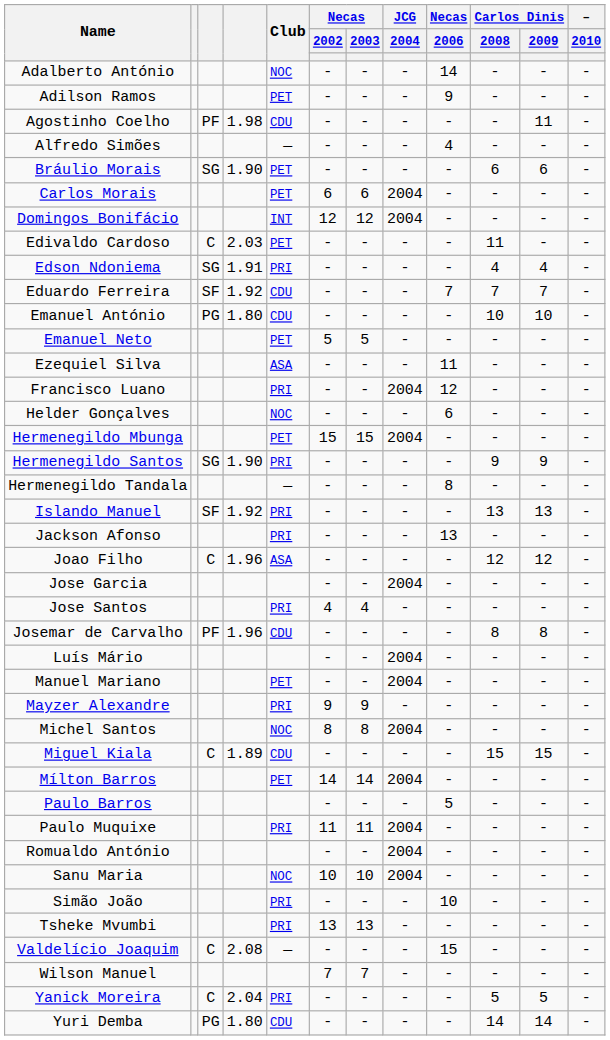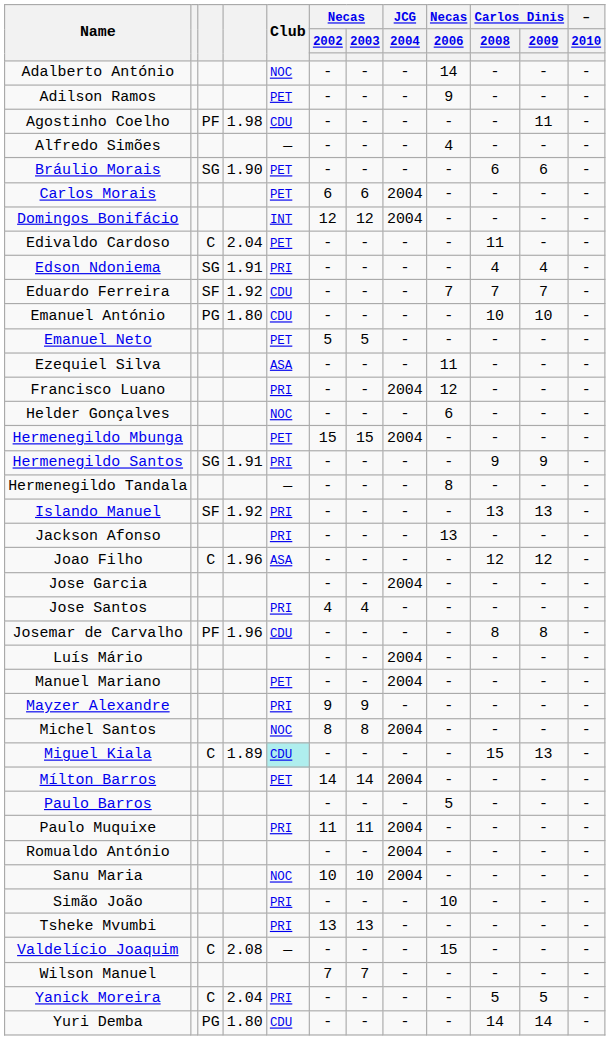(245, 243) 2.03 -> (245, 243) 2.04
(245, 462) 1.90 -> (245, 462) 1.91
(281, 755) no background -> (281, 755) paleturquoise background
(543, 755) 15 -> (543, 755) 13
